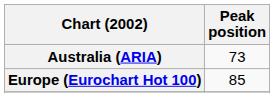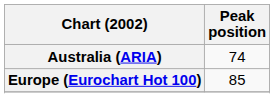(237, 56) 73 -> (237, 56) 74
